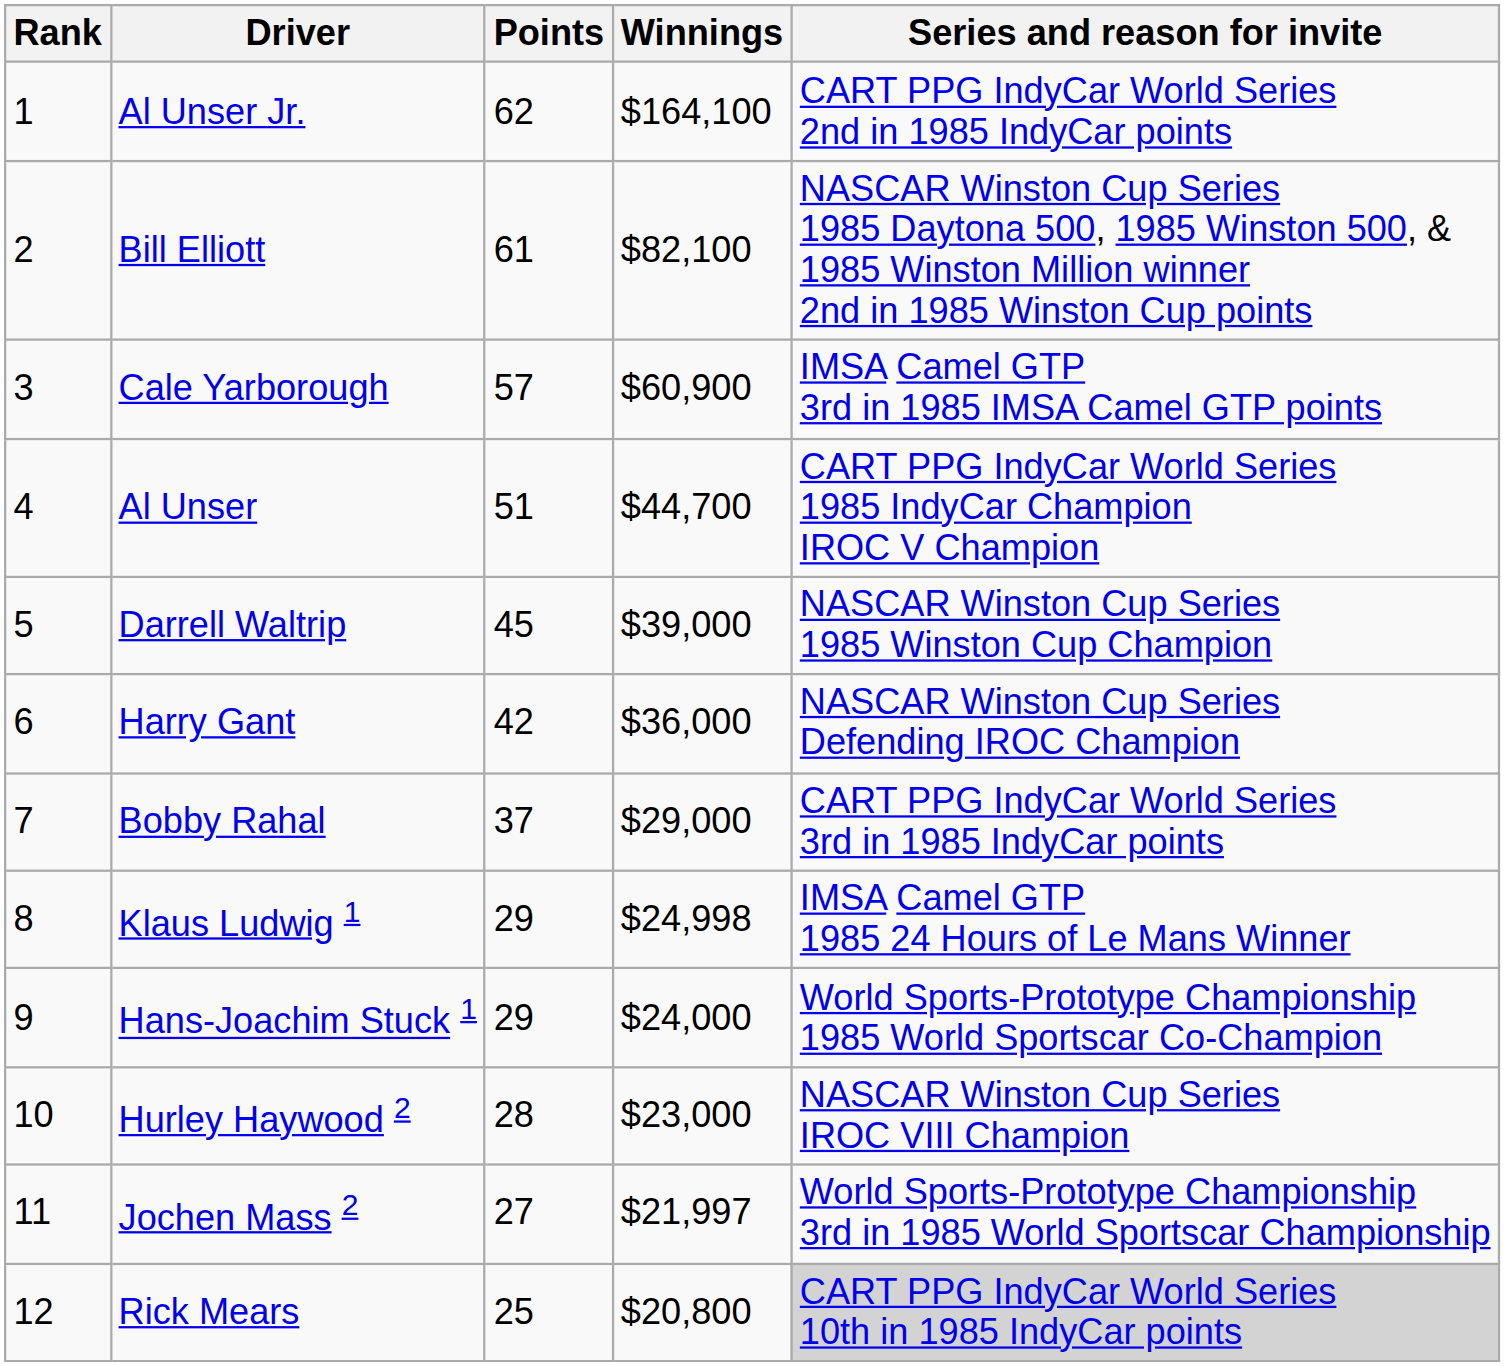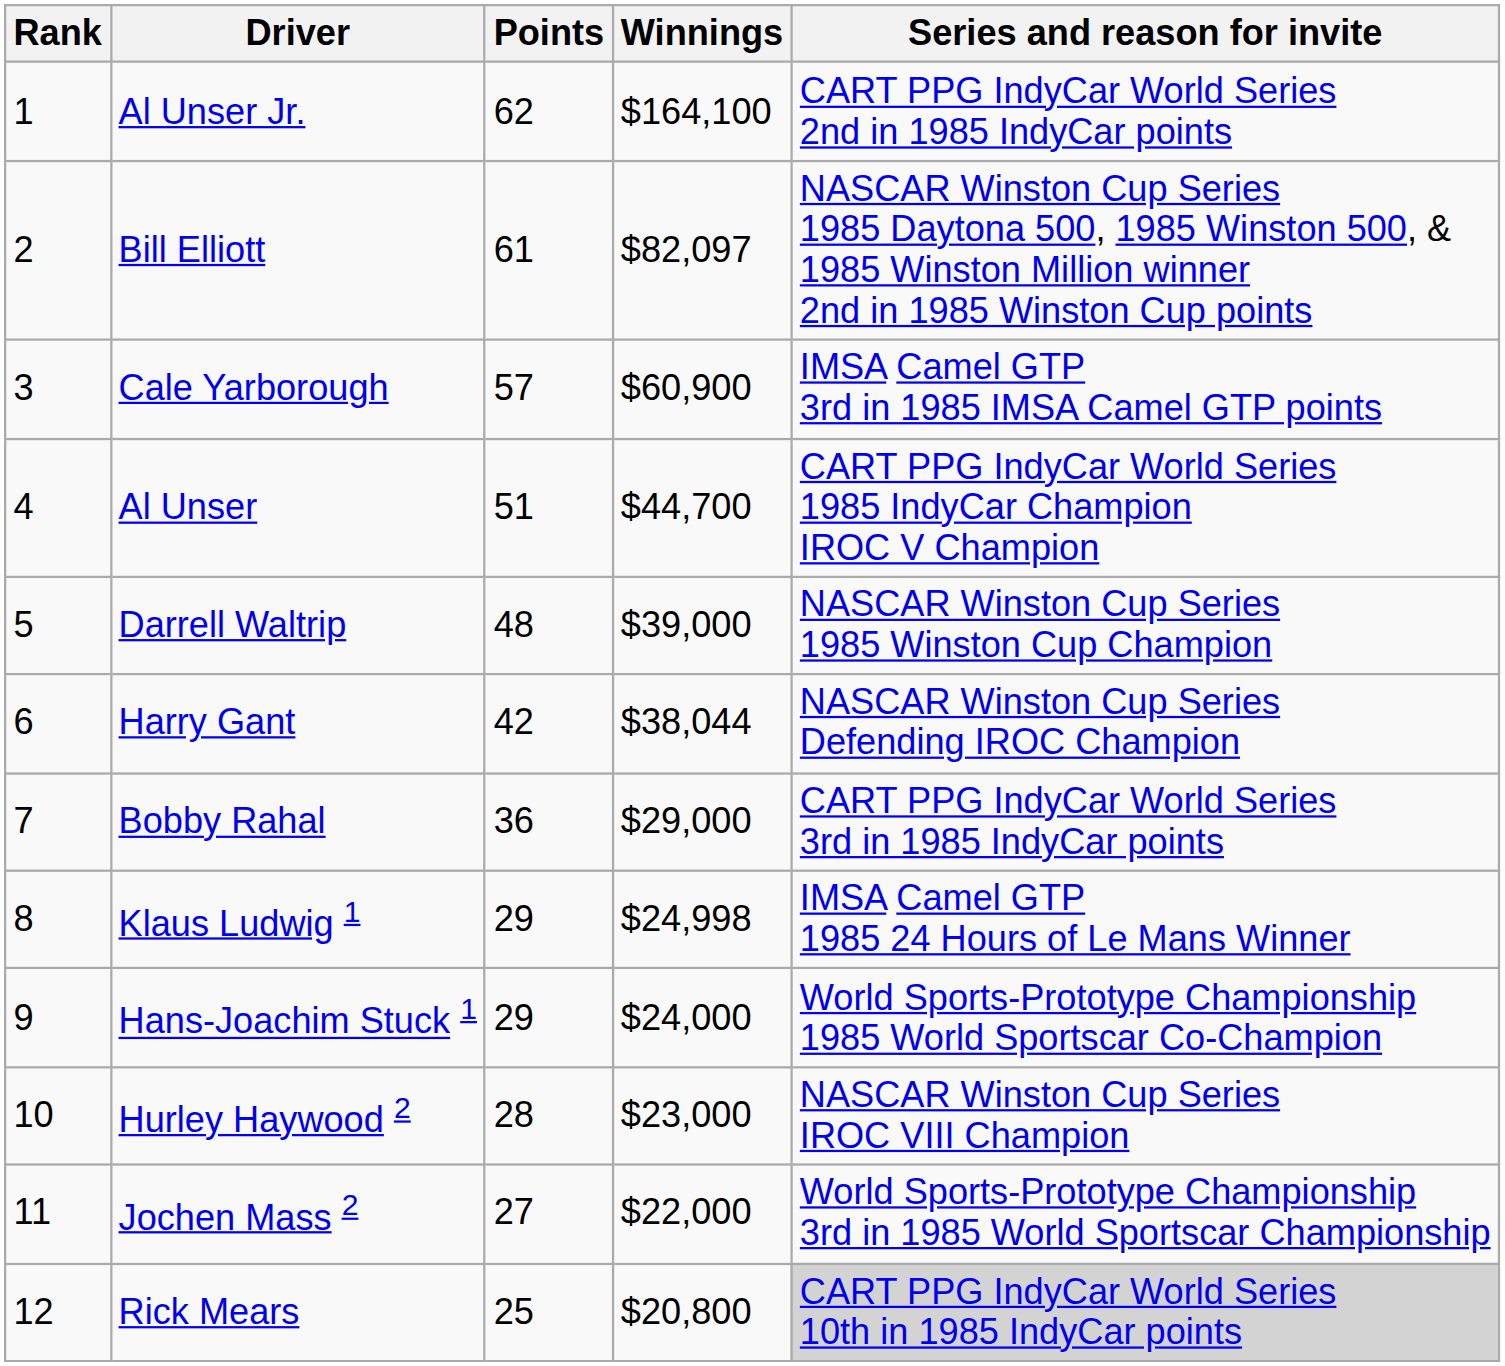(686, 249) $82,100 -> (686, 249) $82,097
(514, 625) 45 -> (514, 625) 48
(686, 723) $36,000 -> (686, 723) $38,044
(514, 821) 37 -> (514, 821) 36
(686, 1213) $21,997 -> (686, 1213) $22,000
